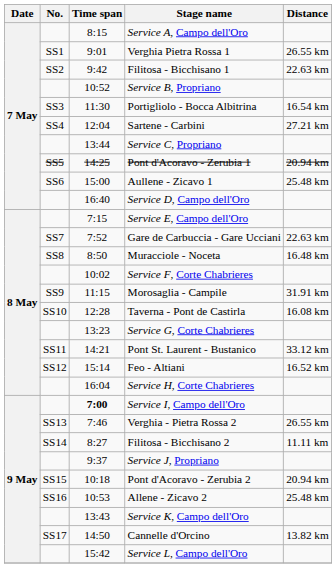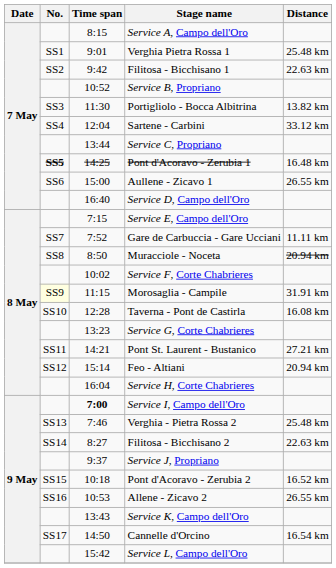(307, 50) 26.55 km -> (307, 50) 25.48 km
(307, 106) 16.54 km -> (307, 106) 13.82 km
(307, 125) 27.21 km -> (307, 125) 33.12 km
(55, 162) normal -> (55, 162) bold
(307, 162) 20.94 km -> (307, 162) 16.48 km
(307, 181) 25.48 km -> (307, 181) 26.55 km
(307, 236) 22.63 km -> (307, 236) 11.11 km
(307, 255) 16.48 km -> (307, 255) 20.94 km
(55, 292) no background -> (55, 292) lightyellow background
(307, 348) 33.12 km -> (307, 348) 27.21 km
(307, 367) 16.52 km -> (307, 367) 20.94 km
(307, 423) 26.55 km -> (307, 423) 25.48 km
(307, 441) 11.11 km -> (307, 441) 22.63 km
(307, 478) 20.94 km -> (307, 478) 16.52 km
(307, 497) 25.48 km -> (307, 497) 26.55 km
(307, 534) 13.82 km -> (307, 534) 16.54 km
